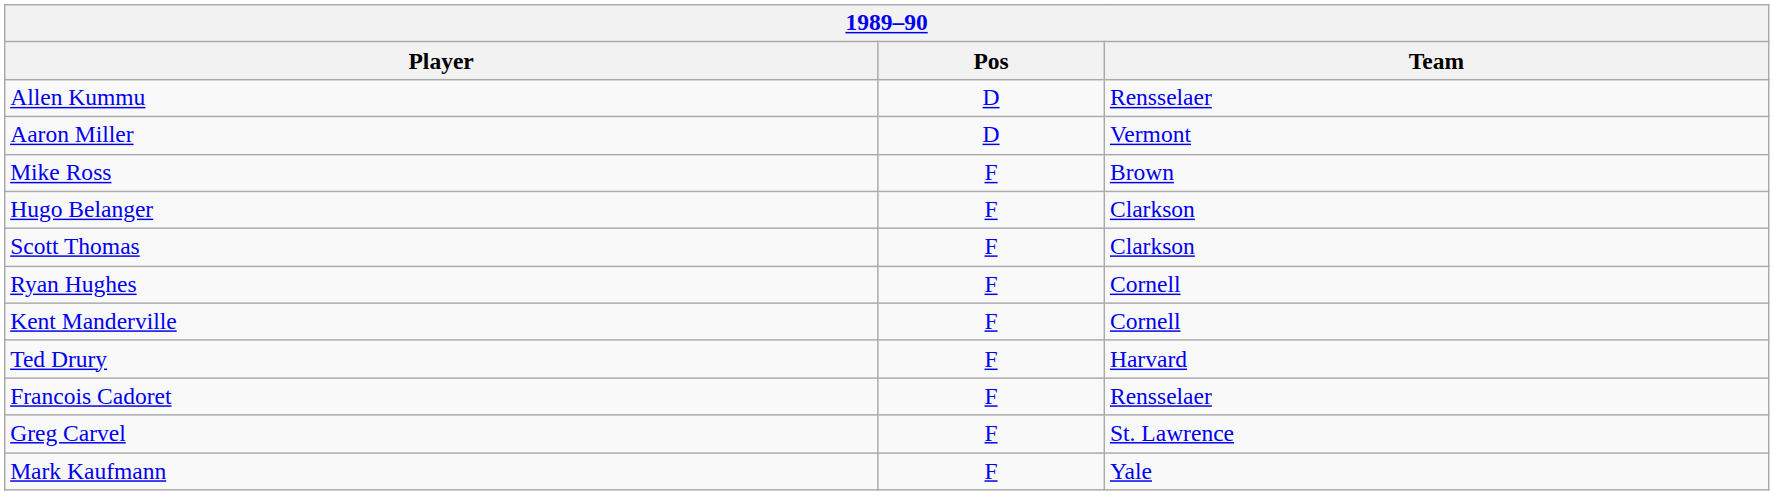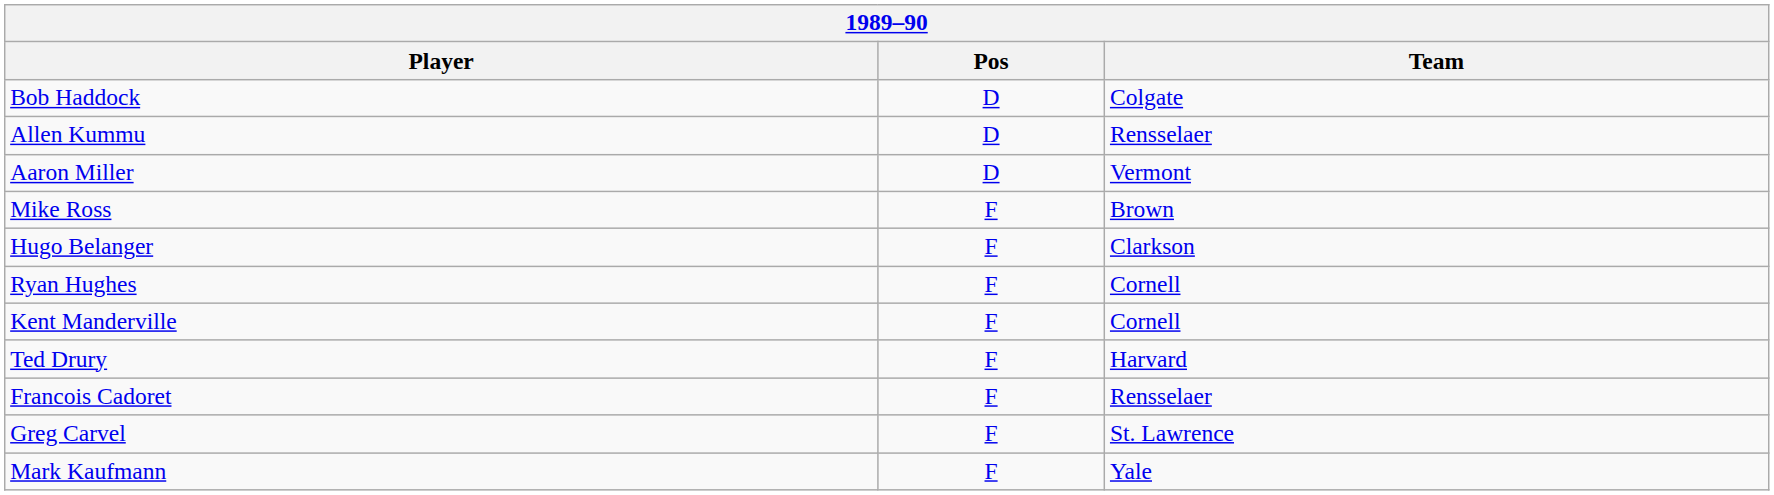+ row: (75, 97)
- row: (75, 246)
